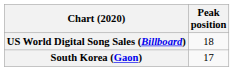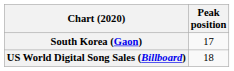rows swapped: (96, 58) <-> (96, 41)
